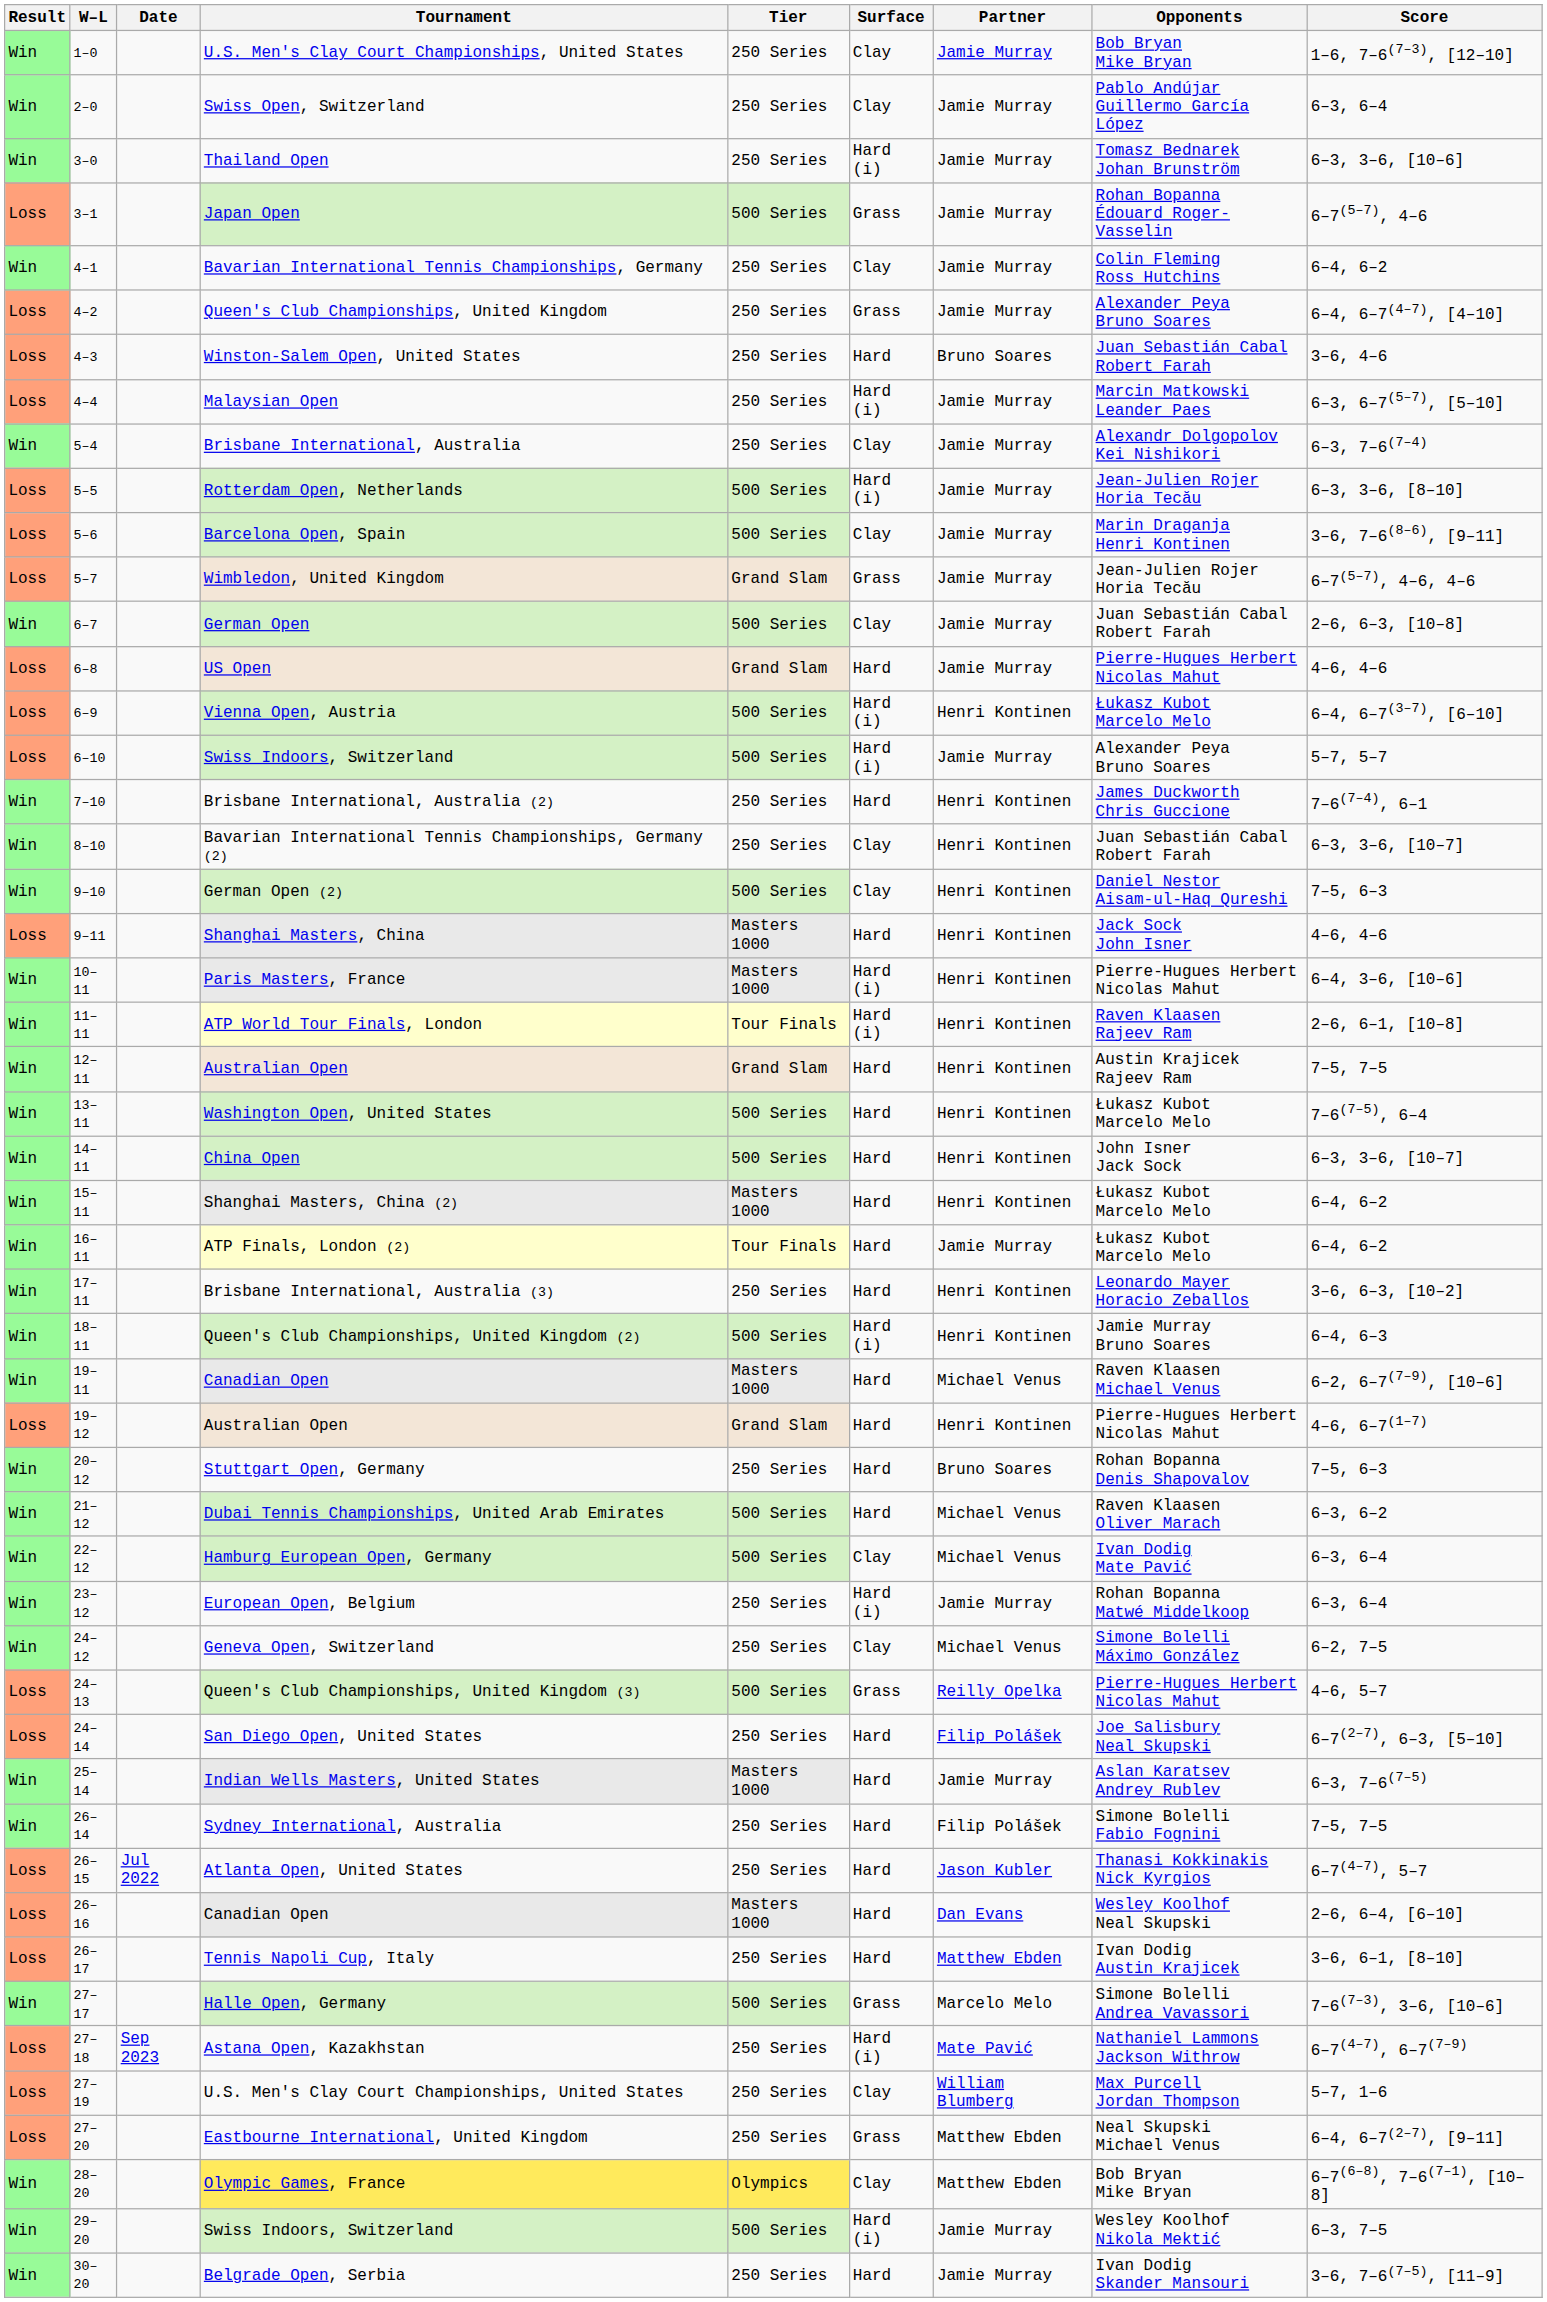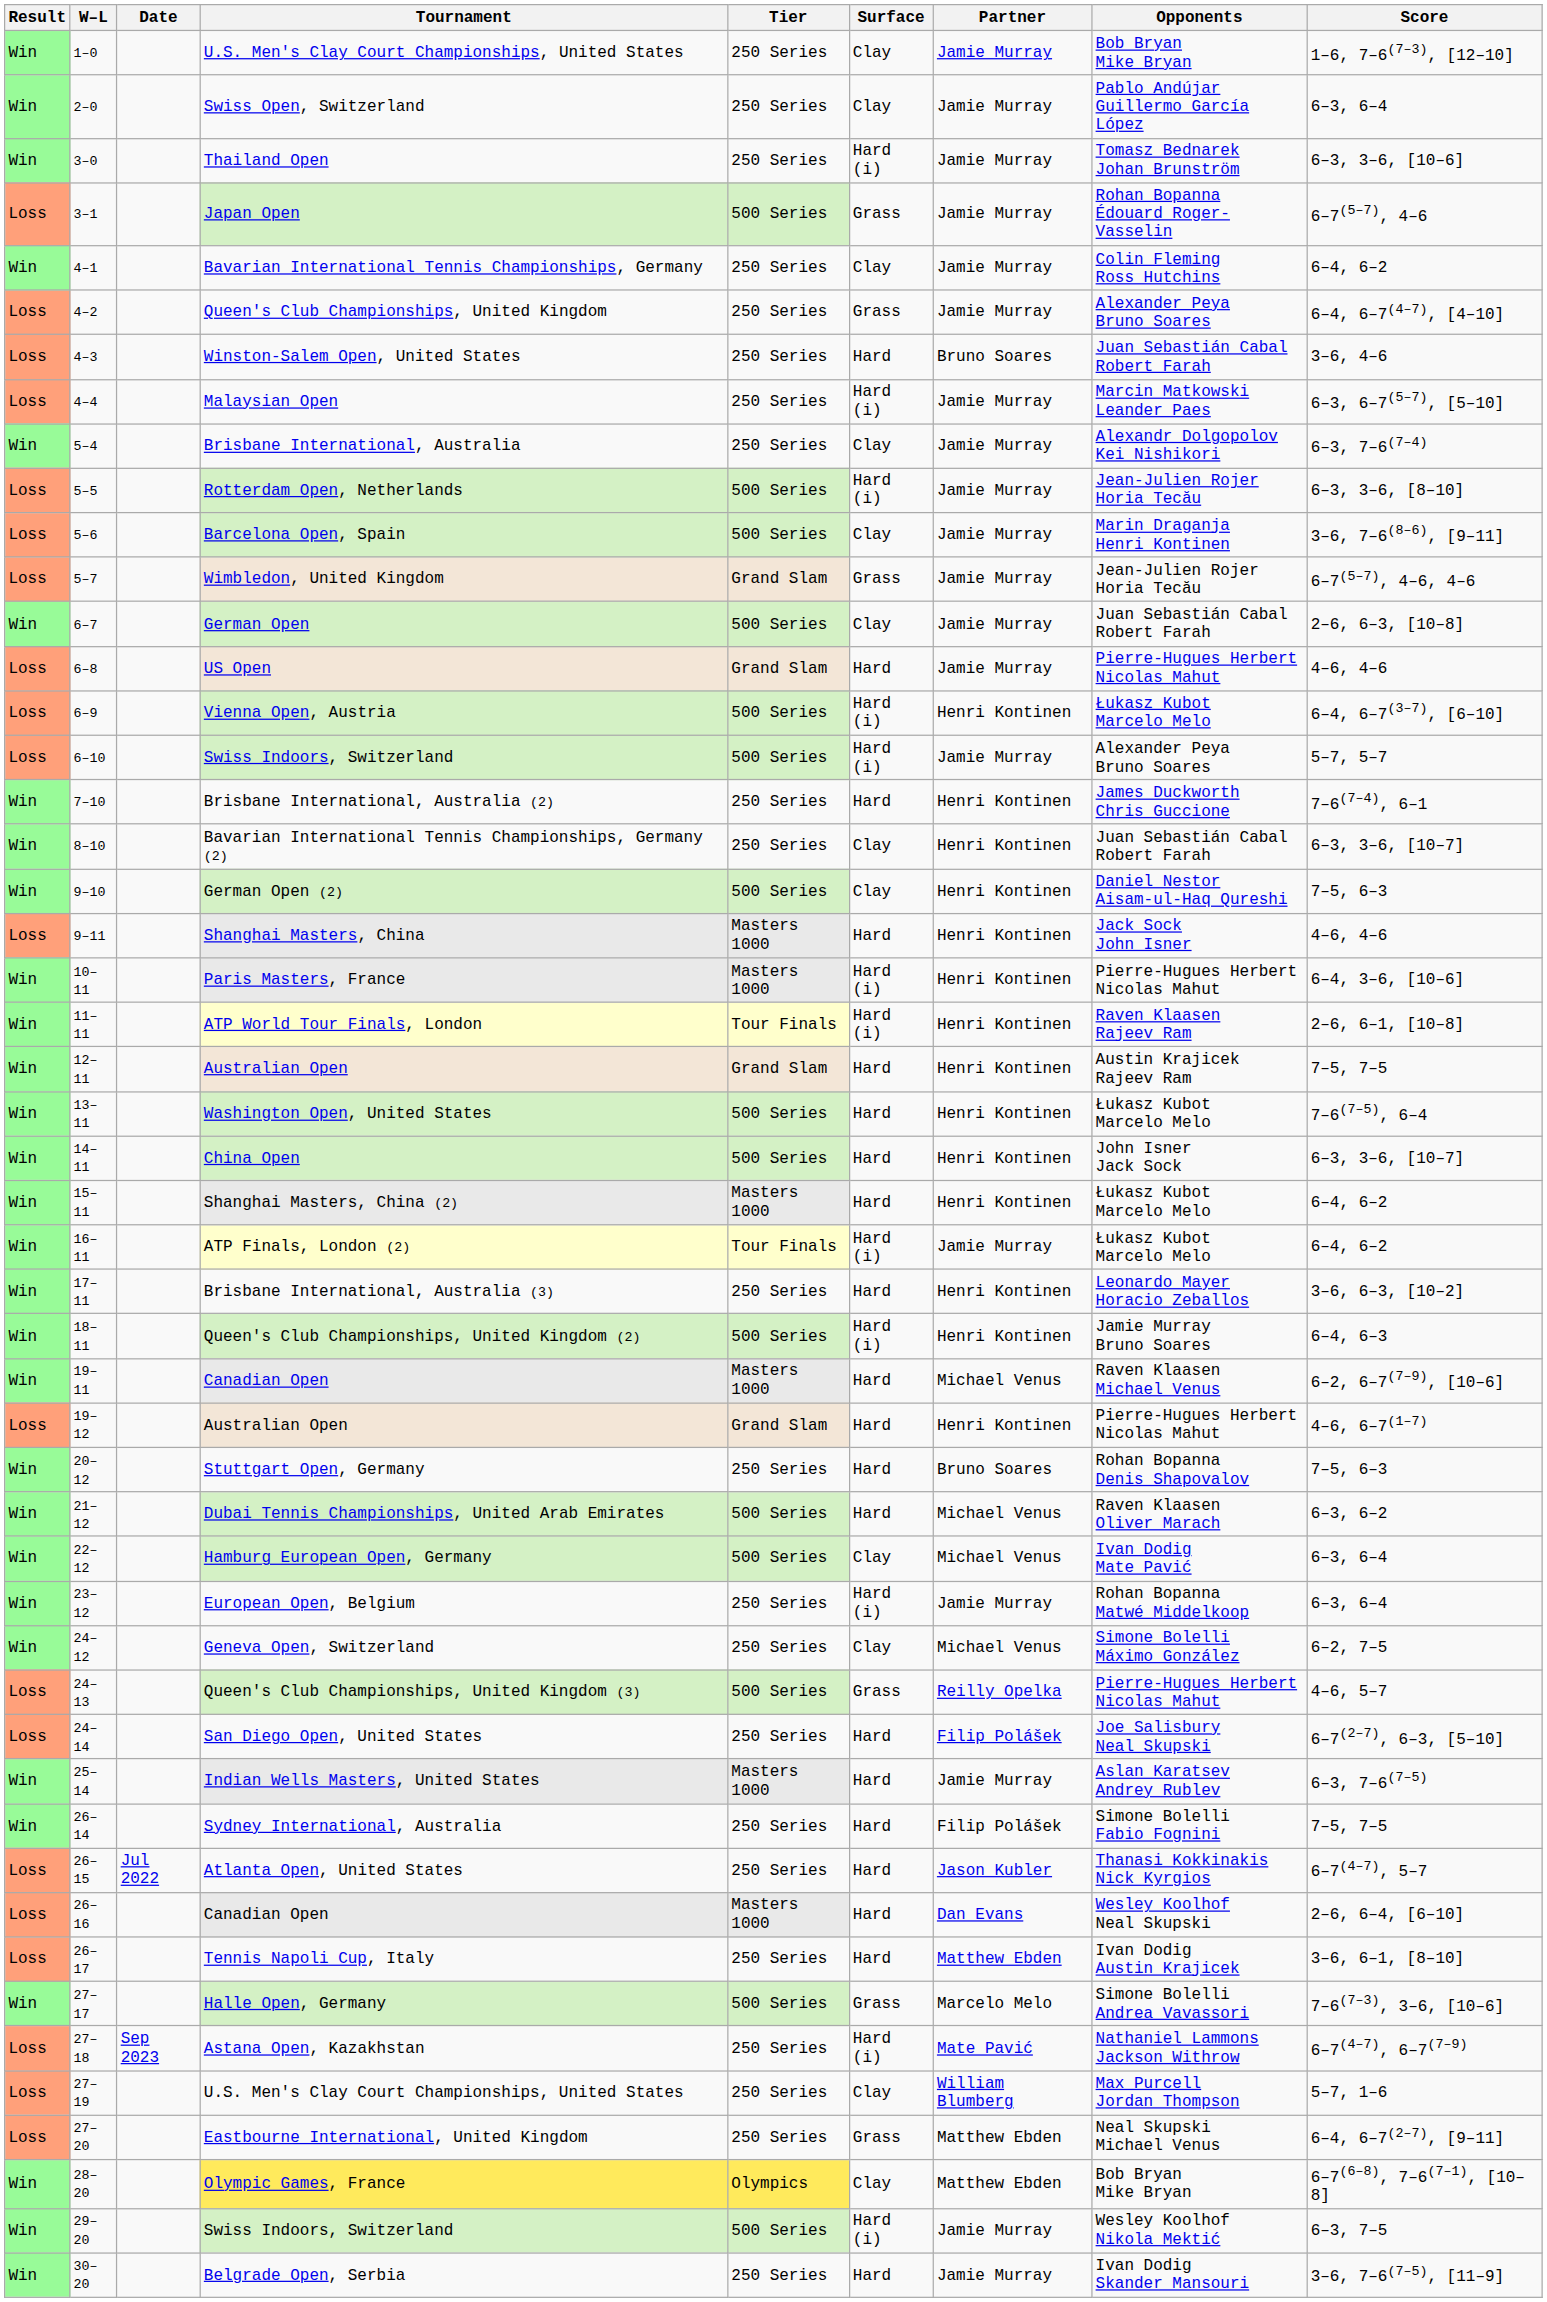(872, 1247) Hard -> (872, 1247) Hard (i)
